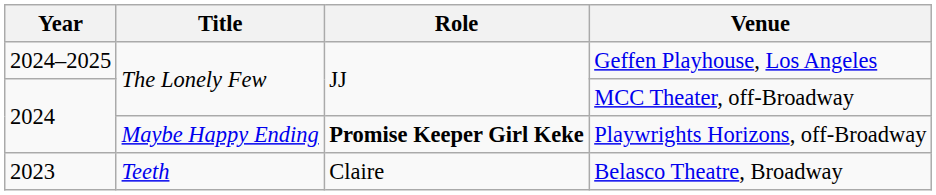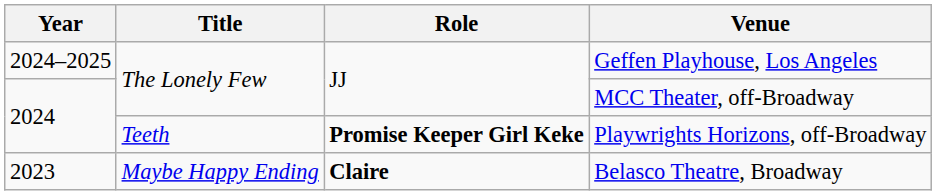(220, 134) Maybe Happy Ending -> (146, 134) Teeth
(146, 171) Teeth -> (220, 171) Maybe Happy Ending
(357, 171) normal -> (359, 171) bold
